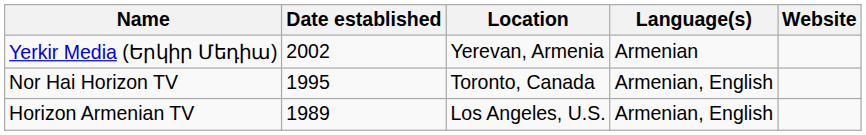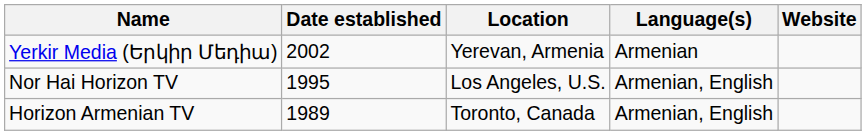(523, 83) Toronto, Canada -> (528, 83) Los Angeles, U.S.
(528, 114) Los Angeles, U.S. -> (523, 114) Toronto, Canada
